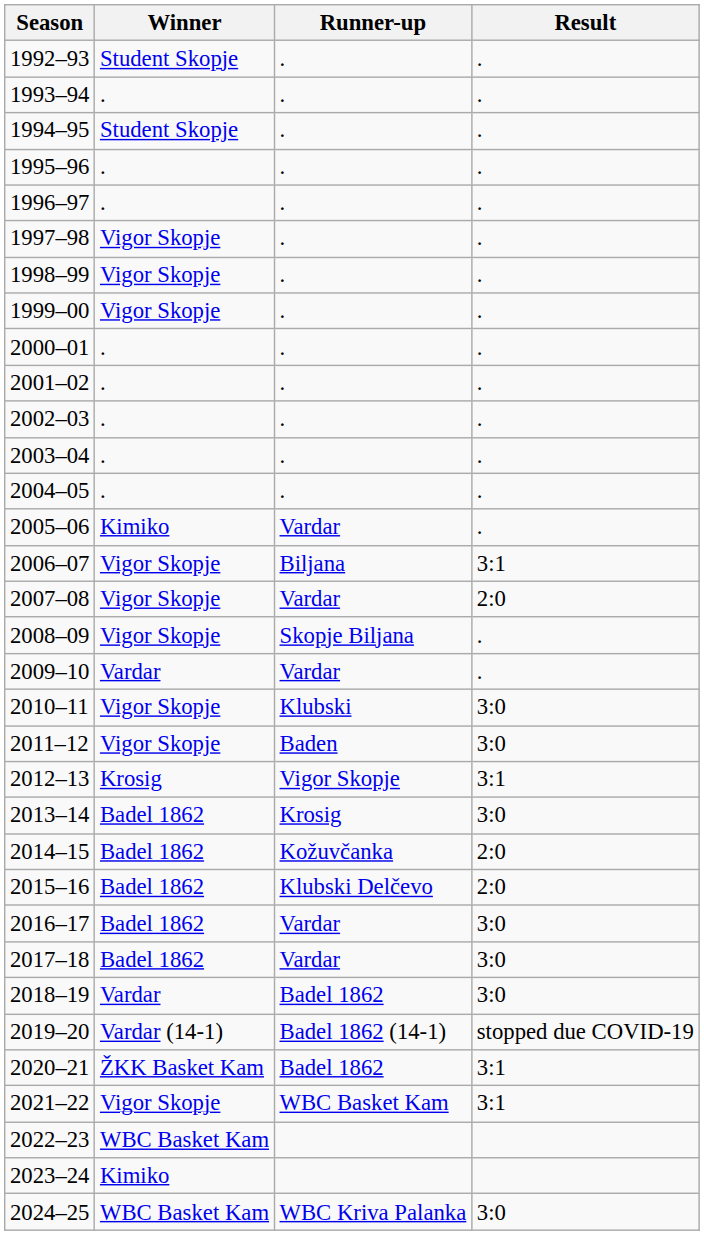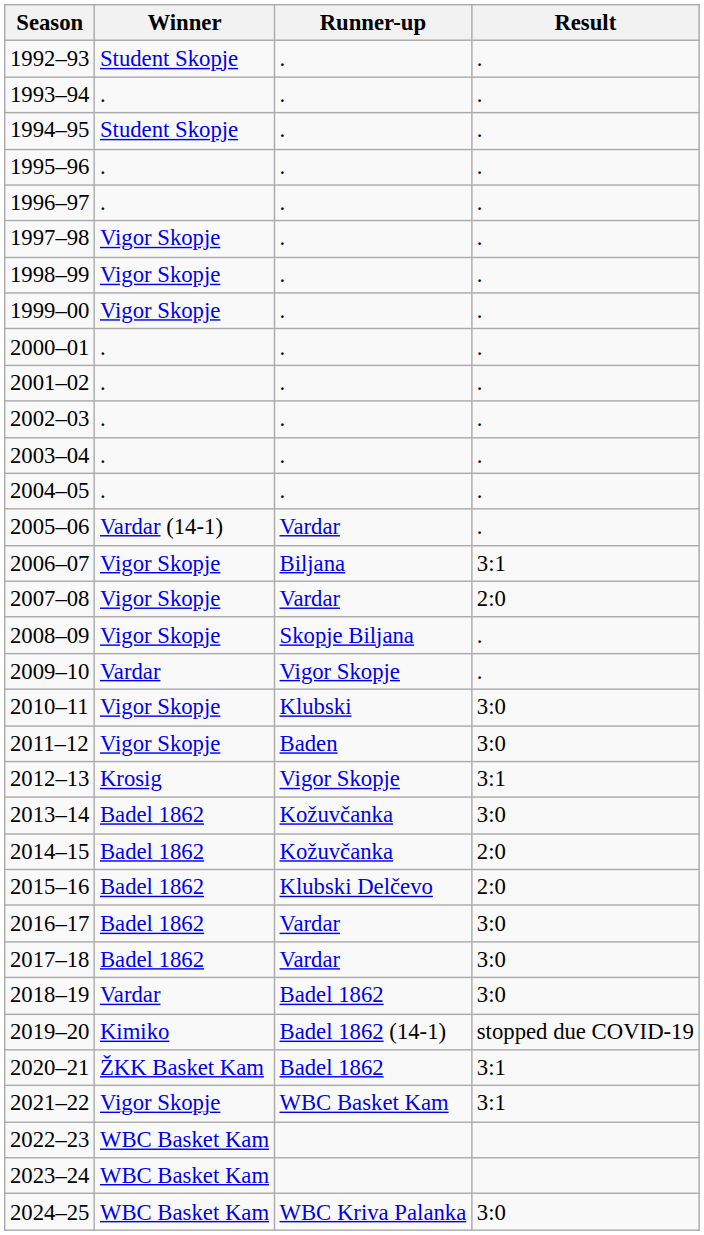(135, 526) Kimiko -> (161, 526) Vardar (14-1)
(310, 671) Vardar -> (340, 671) Vigor Skopje
(310, 815) Krosig -> (336, 815) Kožuvčanka
(161, 1031) Vardar (14-1) -> (135, 1031) Kimiko
(135, 1175) Kimiko -> (184, 1175) WBC Basket Kam
